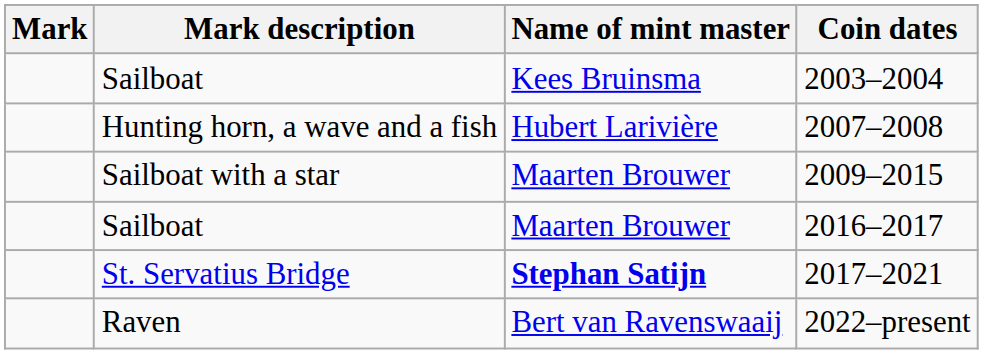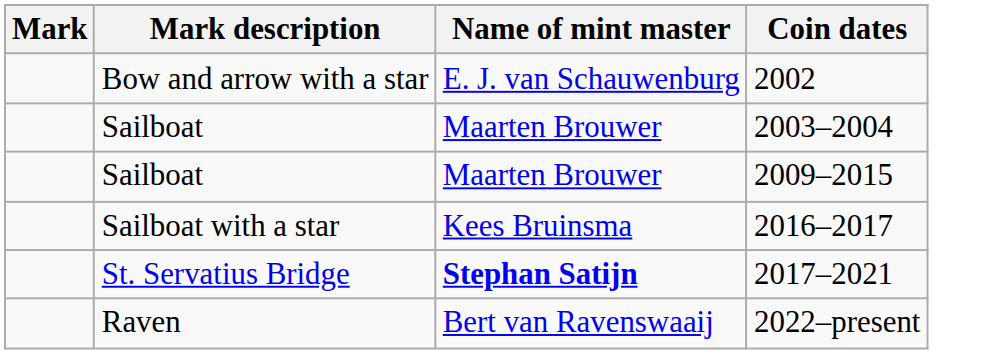+ row: (785, 77)
(606, 77) Kees Bruinsma -> (552, 126) Maarten Brouwer
- row: (874, 126)
(221, 175) Sailboat with a star -> (152, 175) Sailboat
(152, 224) Sailboat -> (221, 224) Sailboat with a star
(621, 224) Maarten Brouwer -> (538, 224) Kees Bruinsma
